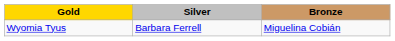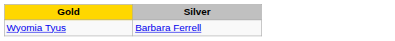- column: (326, 12)
